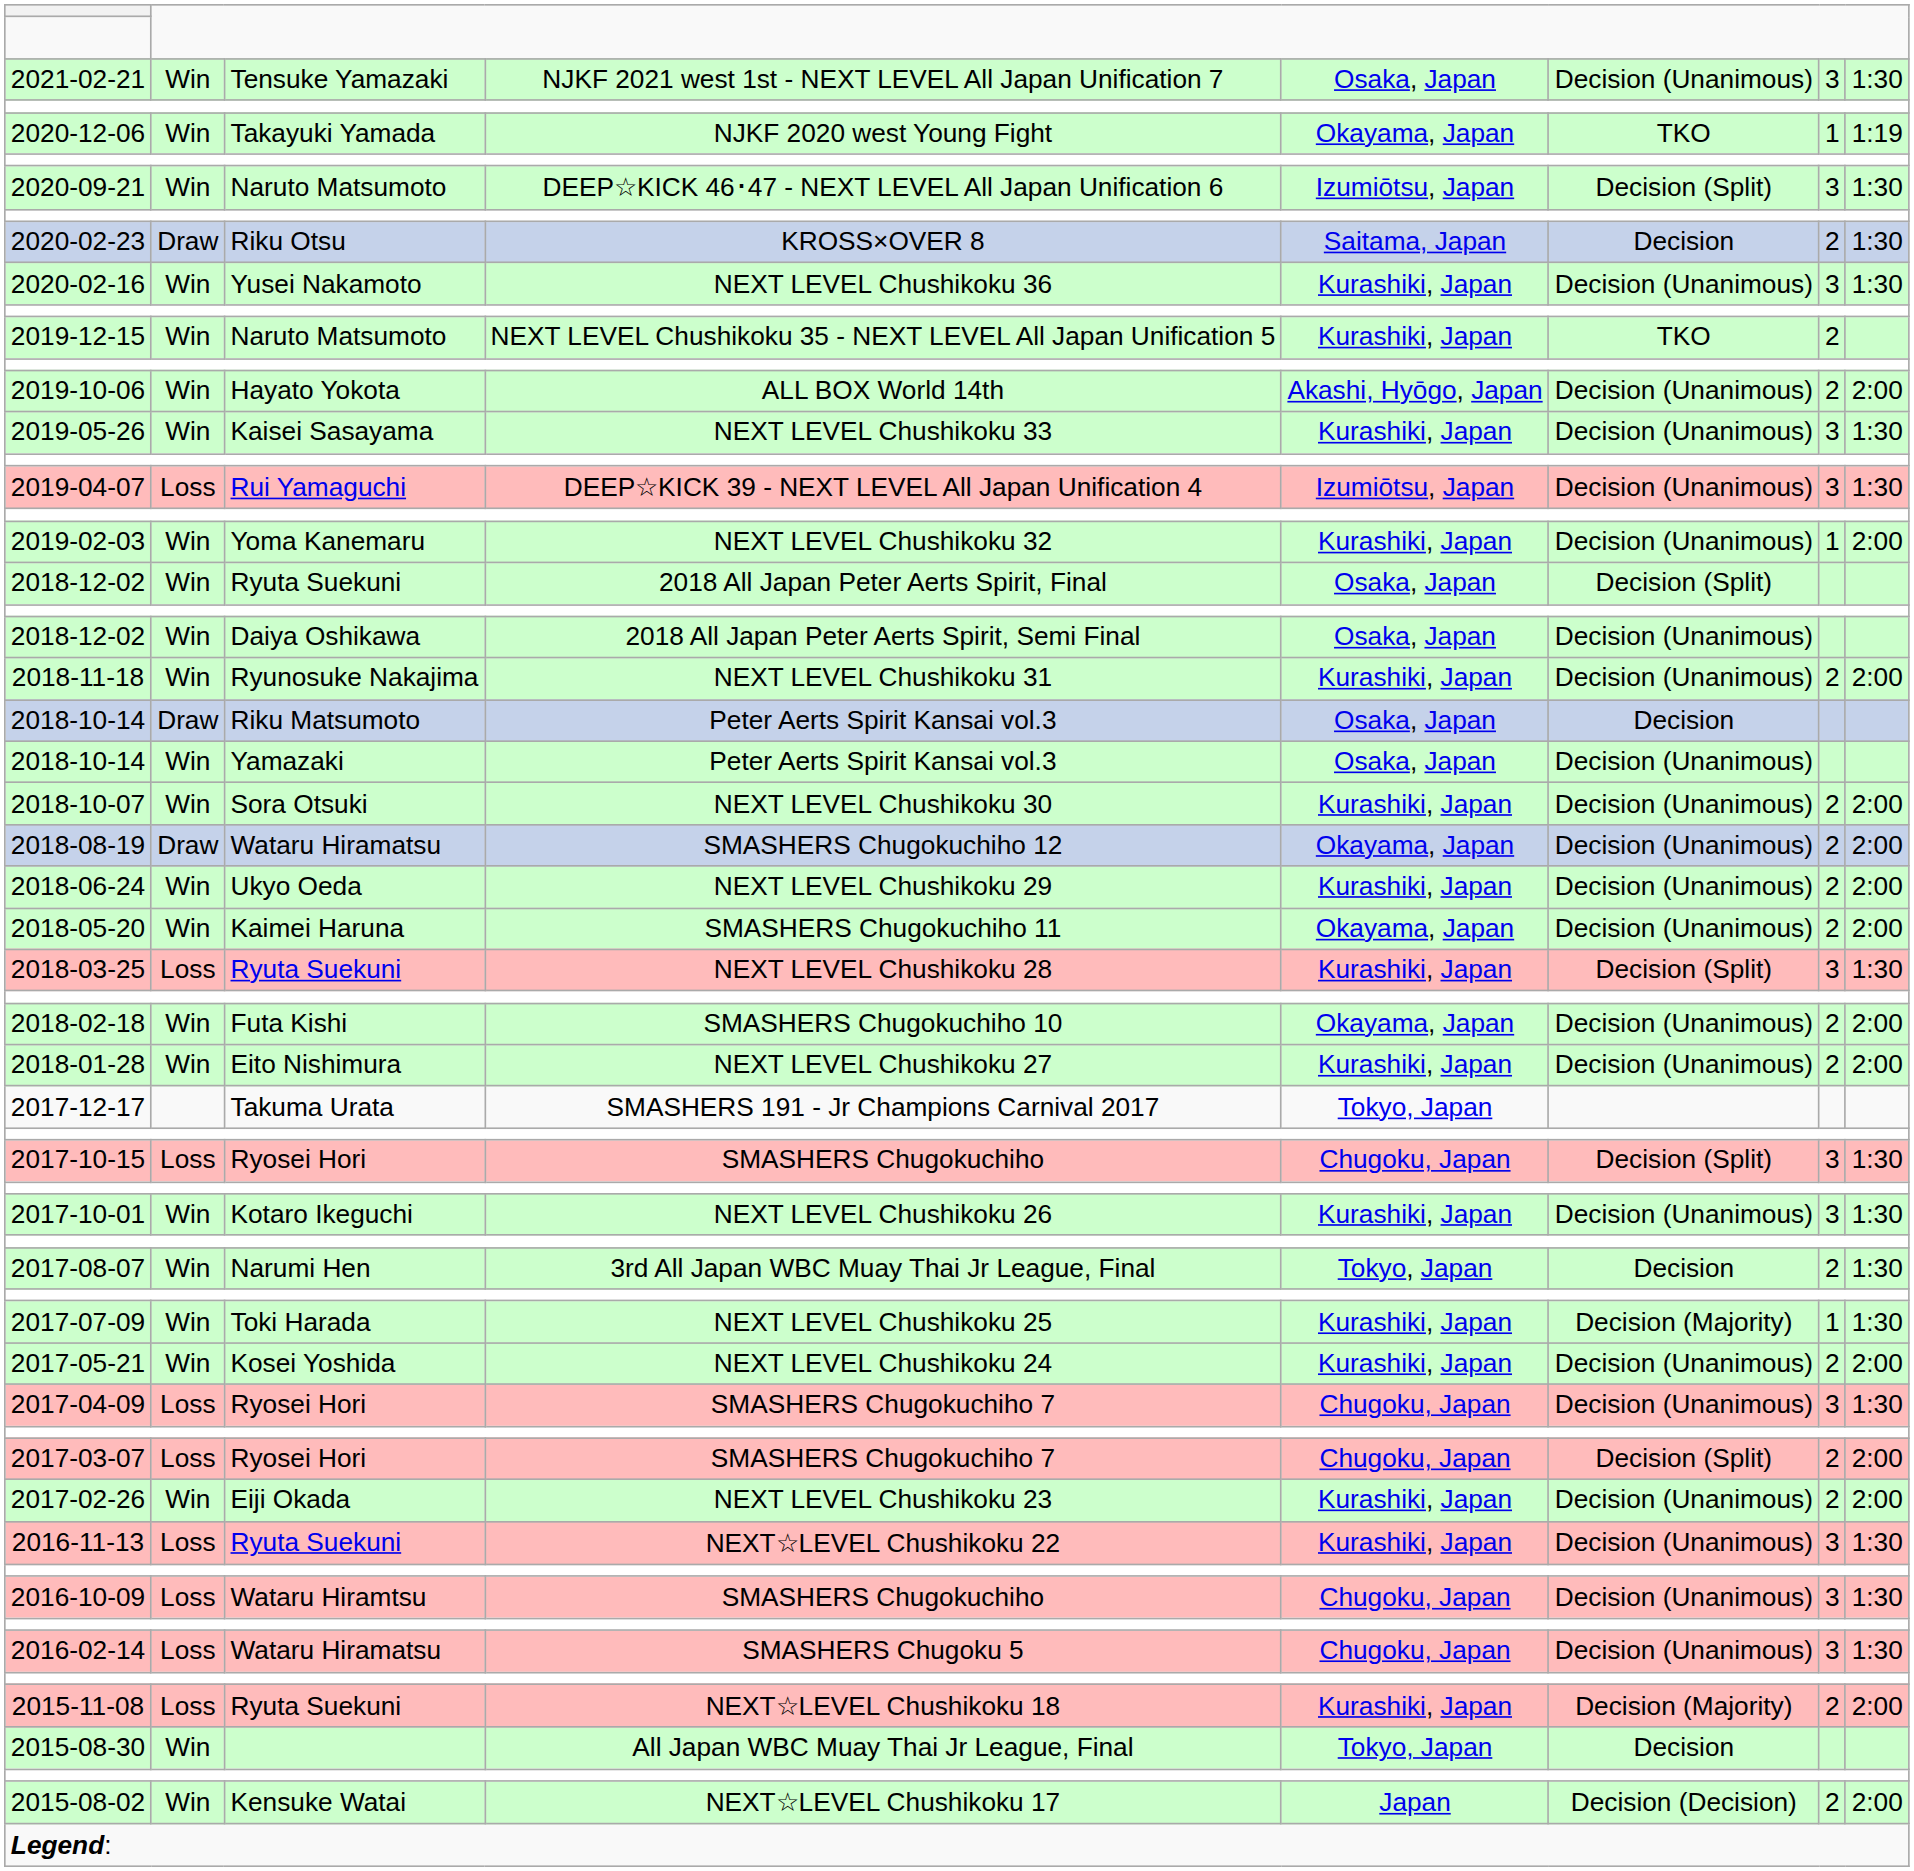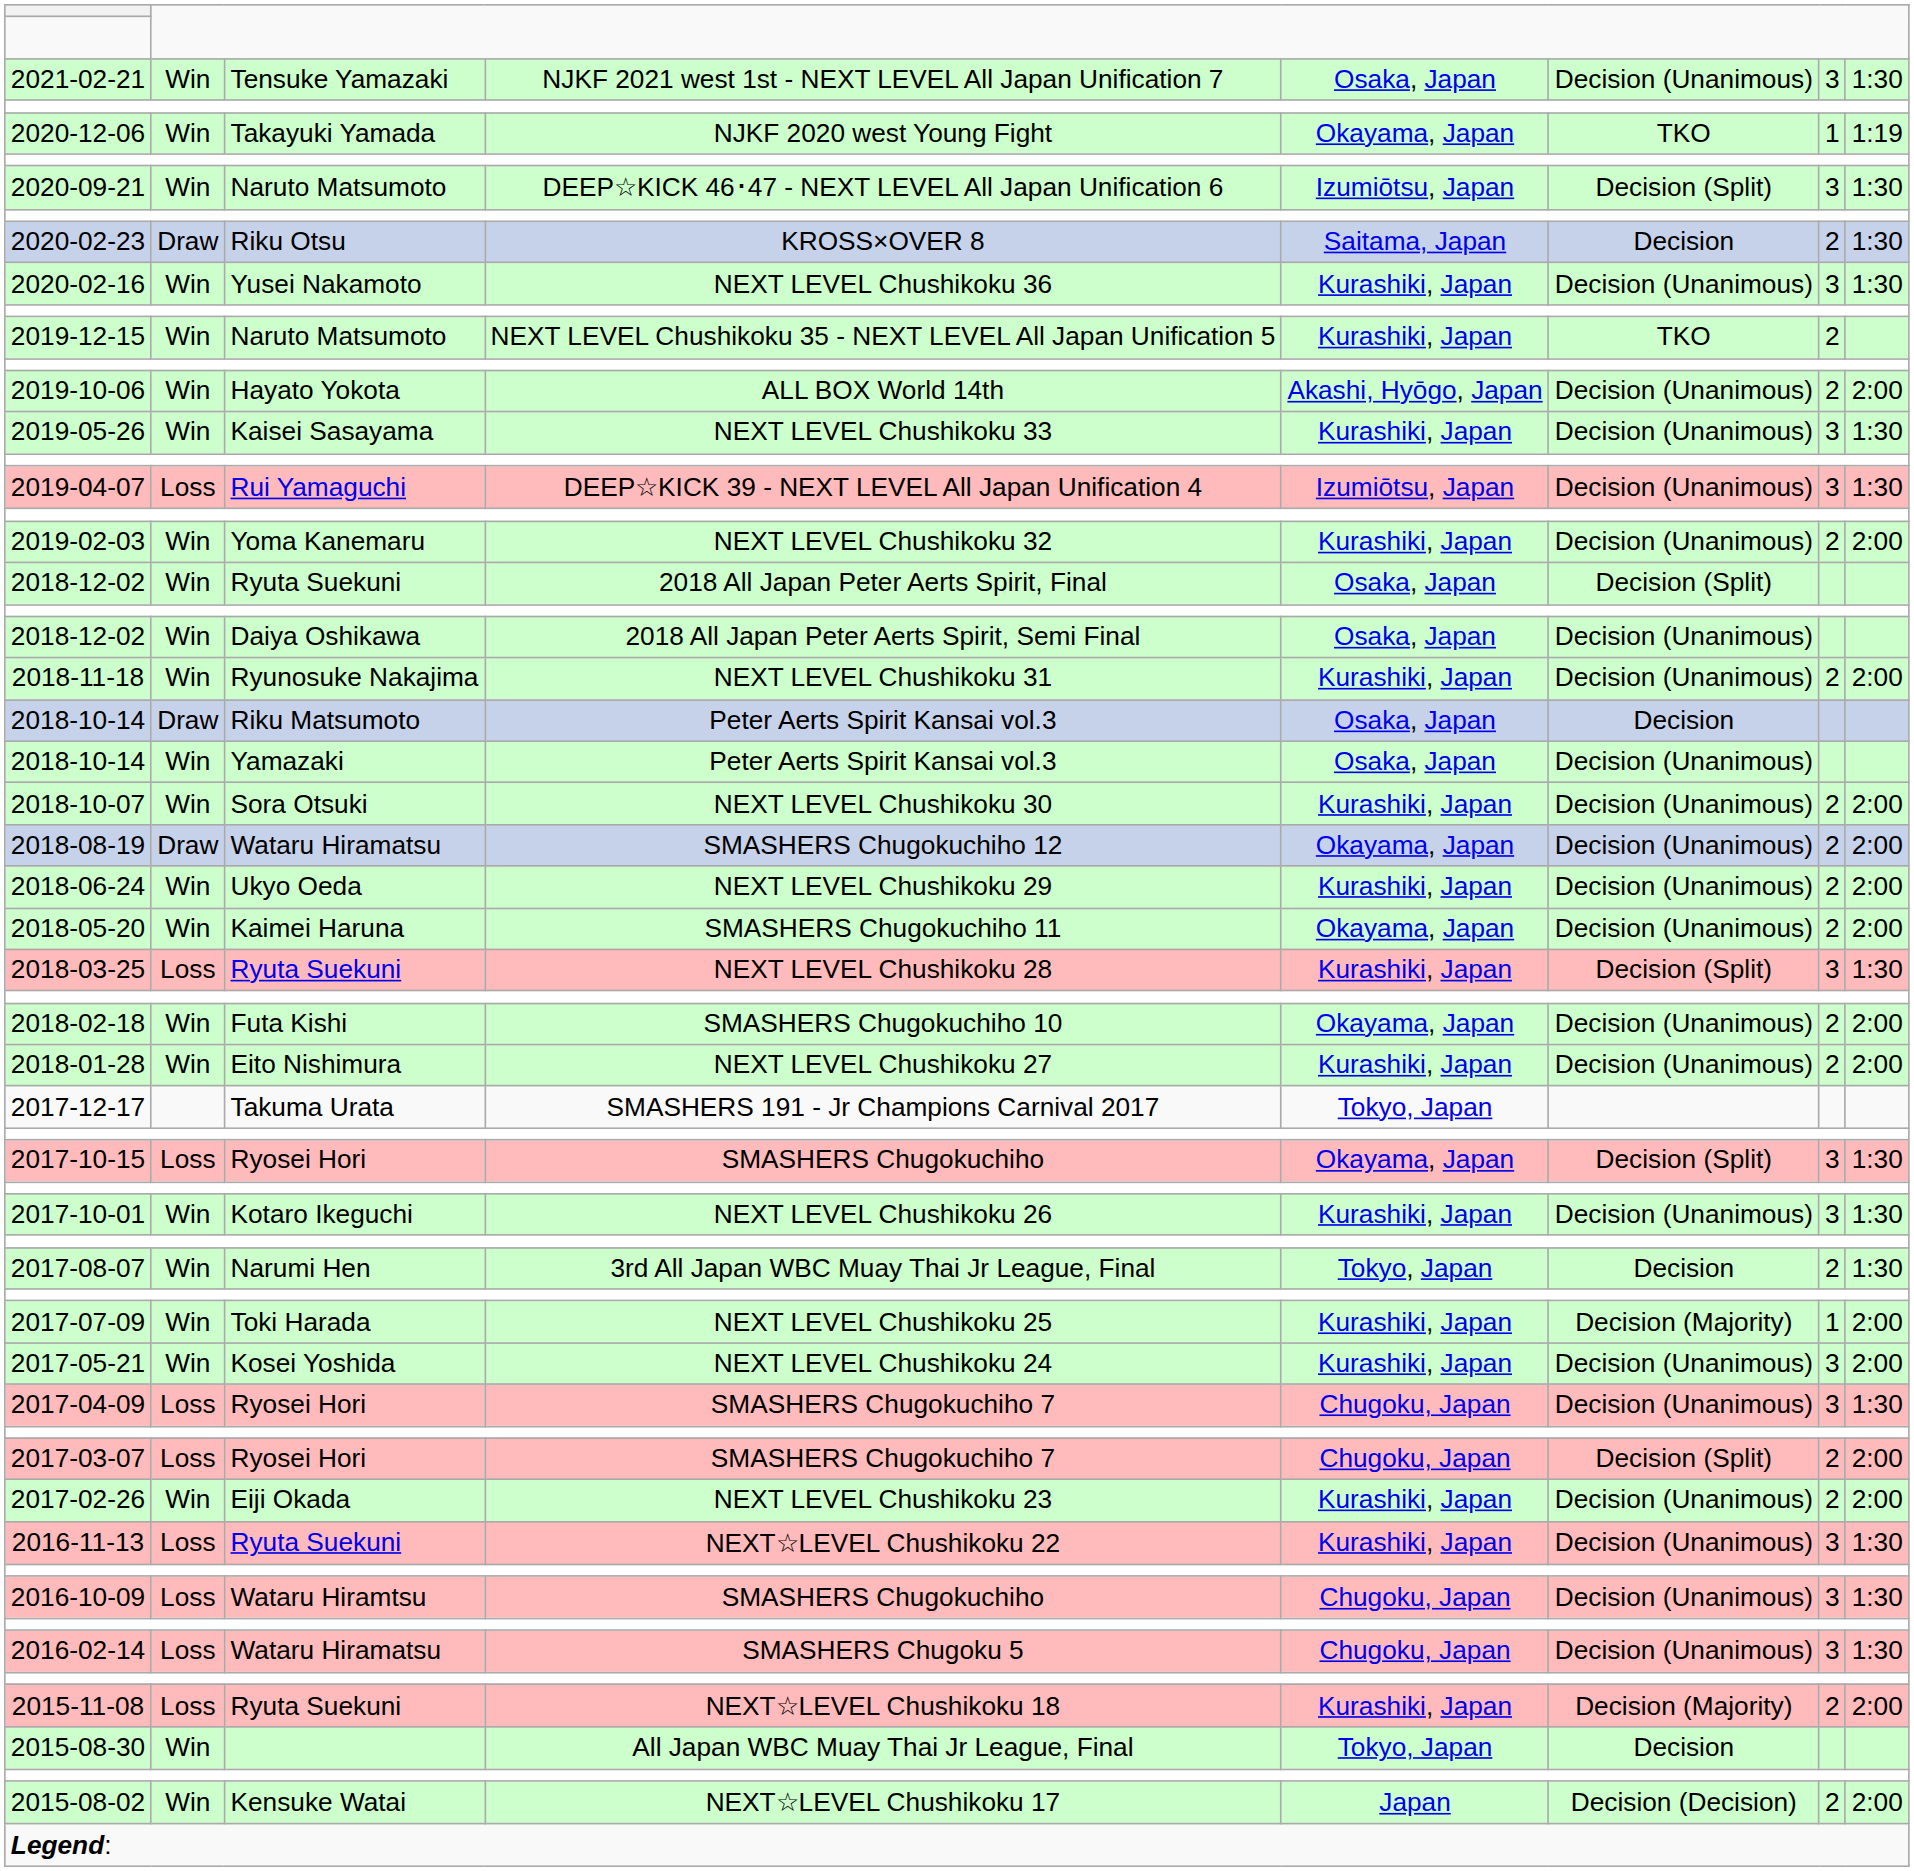(1832, 541) 1 -> (1832, 541) 2
(1415, 1160) Chugoku, Japan -> (1415, 1160) Okayama, Japan
(1877, 1321) 1:30 -> (1877, 1321) 2:00
(1832, 1363) 2 -> (1832, 1363) 3
